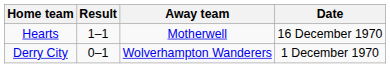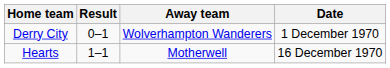rows swapped: (40, 53) <-> (40, 33)
